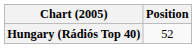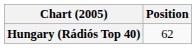(167, 33) 52 -> (167, 33) 62
